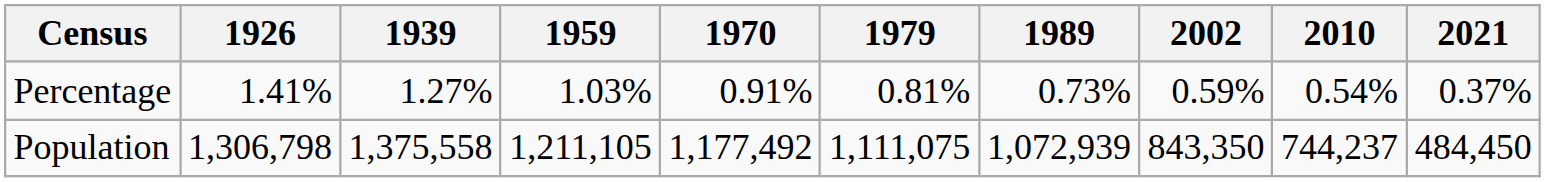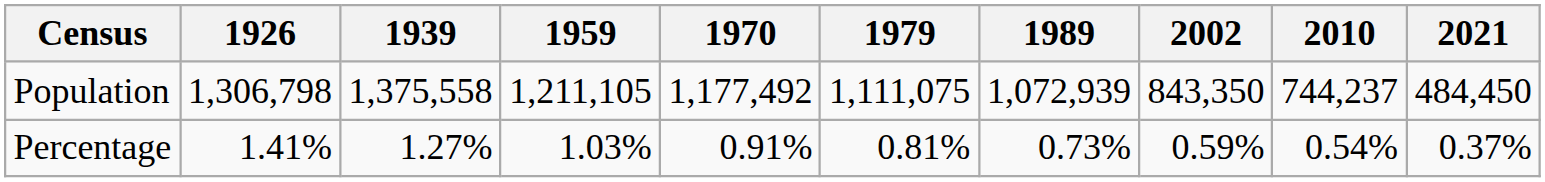rows swapped: (91, 147) <-> (92, 90)
